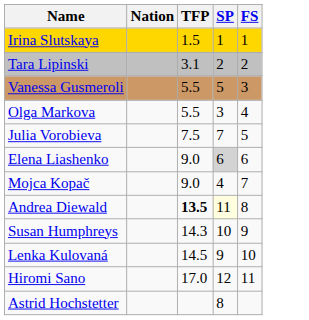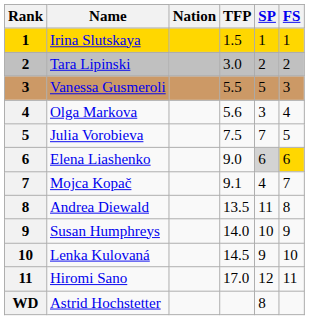+ column: (25, 16)
(190, 64) 3.1 -> (232, 64) 3.0
(190, 111) 5.5 -> (232, 111) 5.6
(245, 159) no background -> (287, 159) gold background
(190, 183) 9.0 -> (232, 183) 9.1
(194, 207) bold -> (236, 207) normal
(224, 207) lightyellow background -> (266, 207) no background
(194, 231) 14.3 -> (236, 231) 14.0
